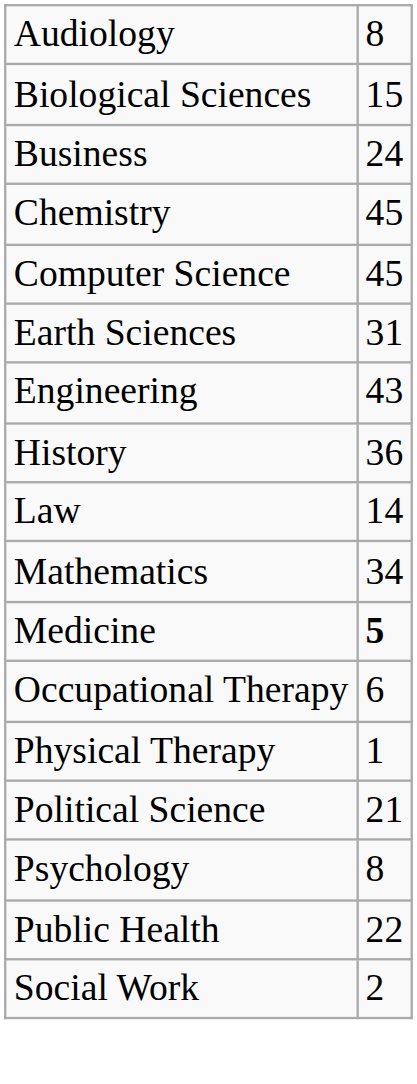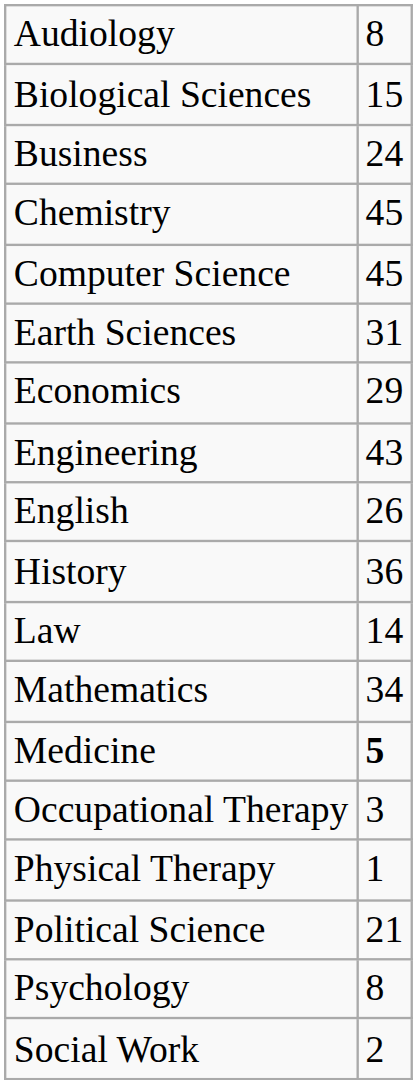+ row: (97, 392)
+ row: (71, 511)
(375, 690) 6 -> (375, 809) 3
- row: (117, 928)
